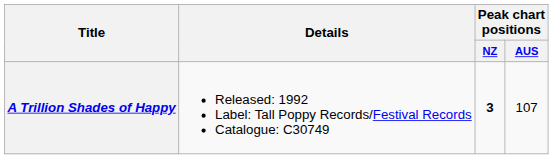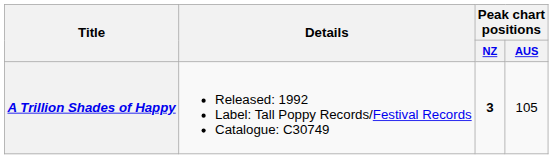(527, 107) 107 -> (527, 107) 105
